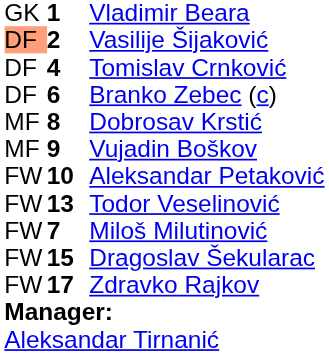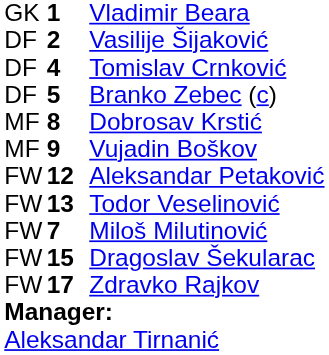(21, 40) lightsalmon background -> (21, 40) no background
(54, 94) 6 -> (54, 94) 5
(60, 176) 10 -> (60, 176) 12
